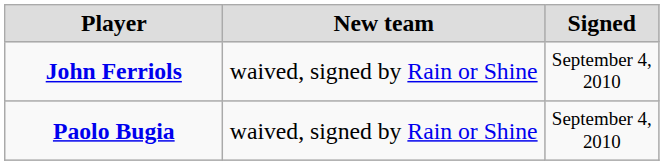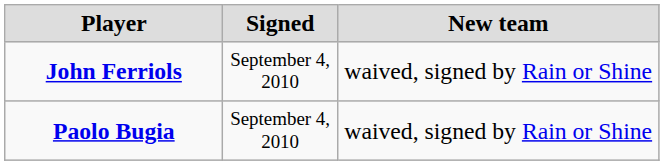columns swapped: (602, 23) <-> (384, 23)
